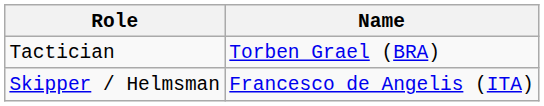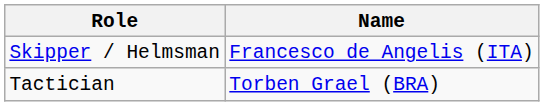rows swapped: (115, 84) <-> (62, 52)
